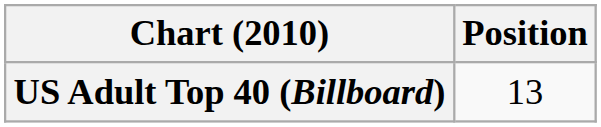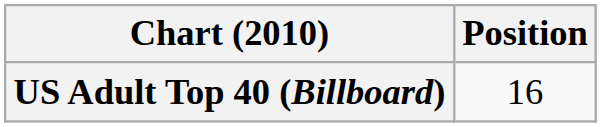(525, 91) 13 -> (525, 91) 16
